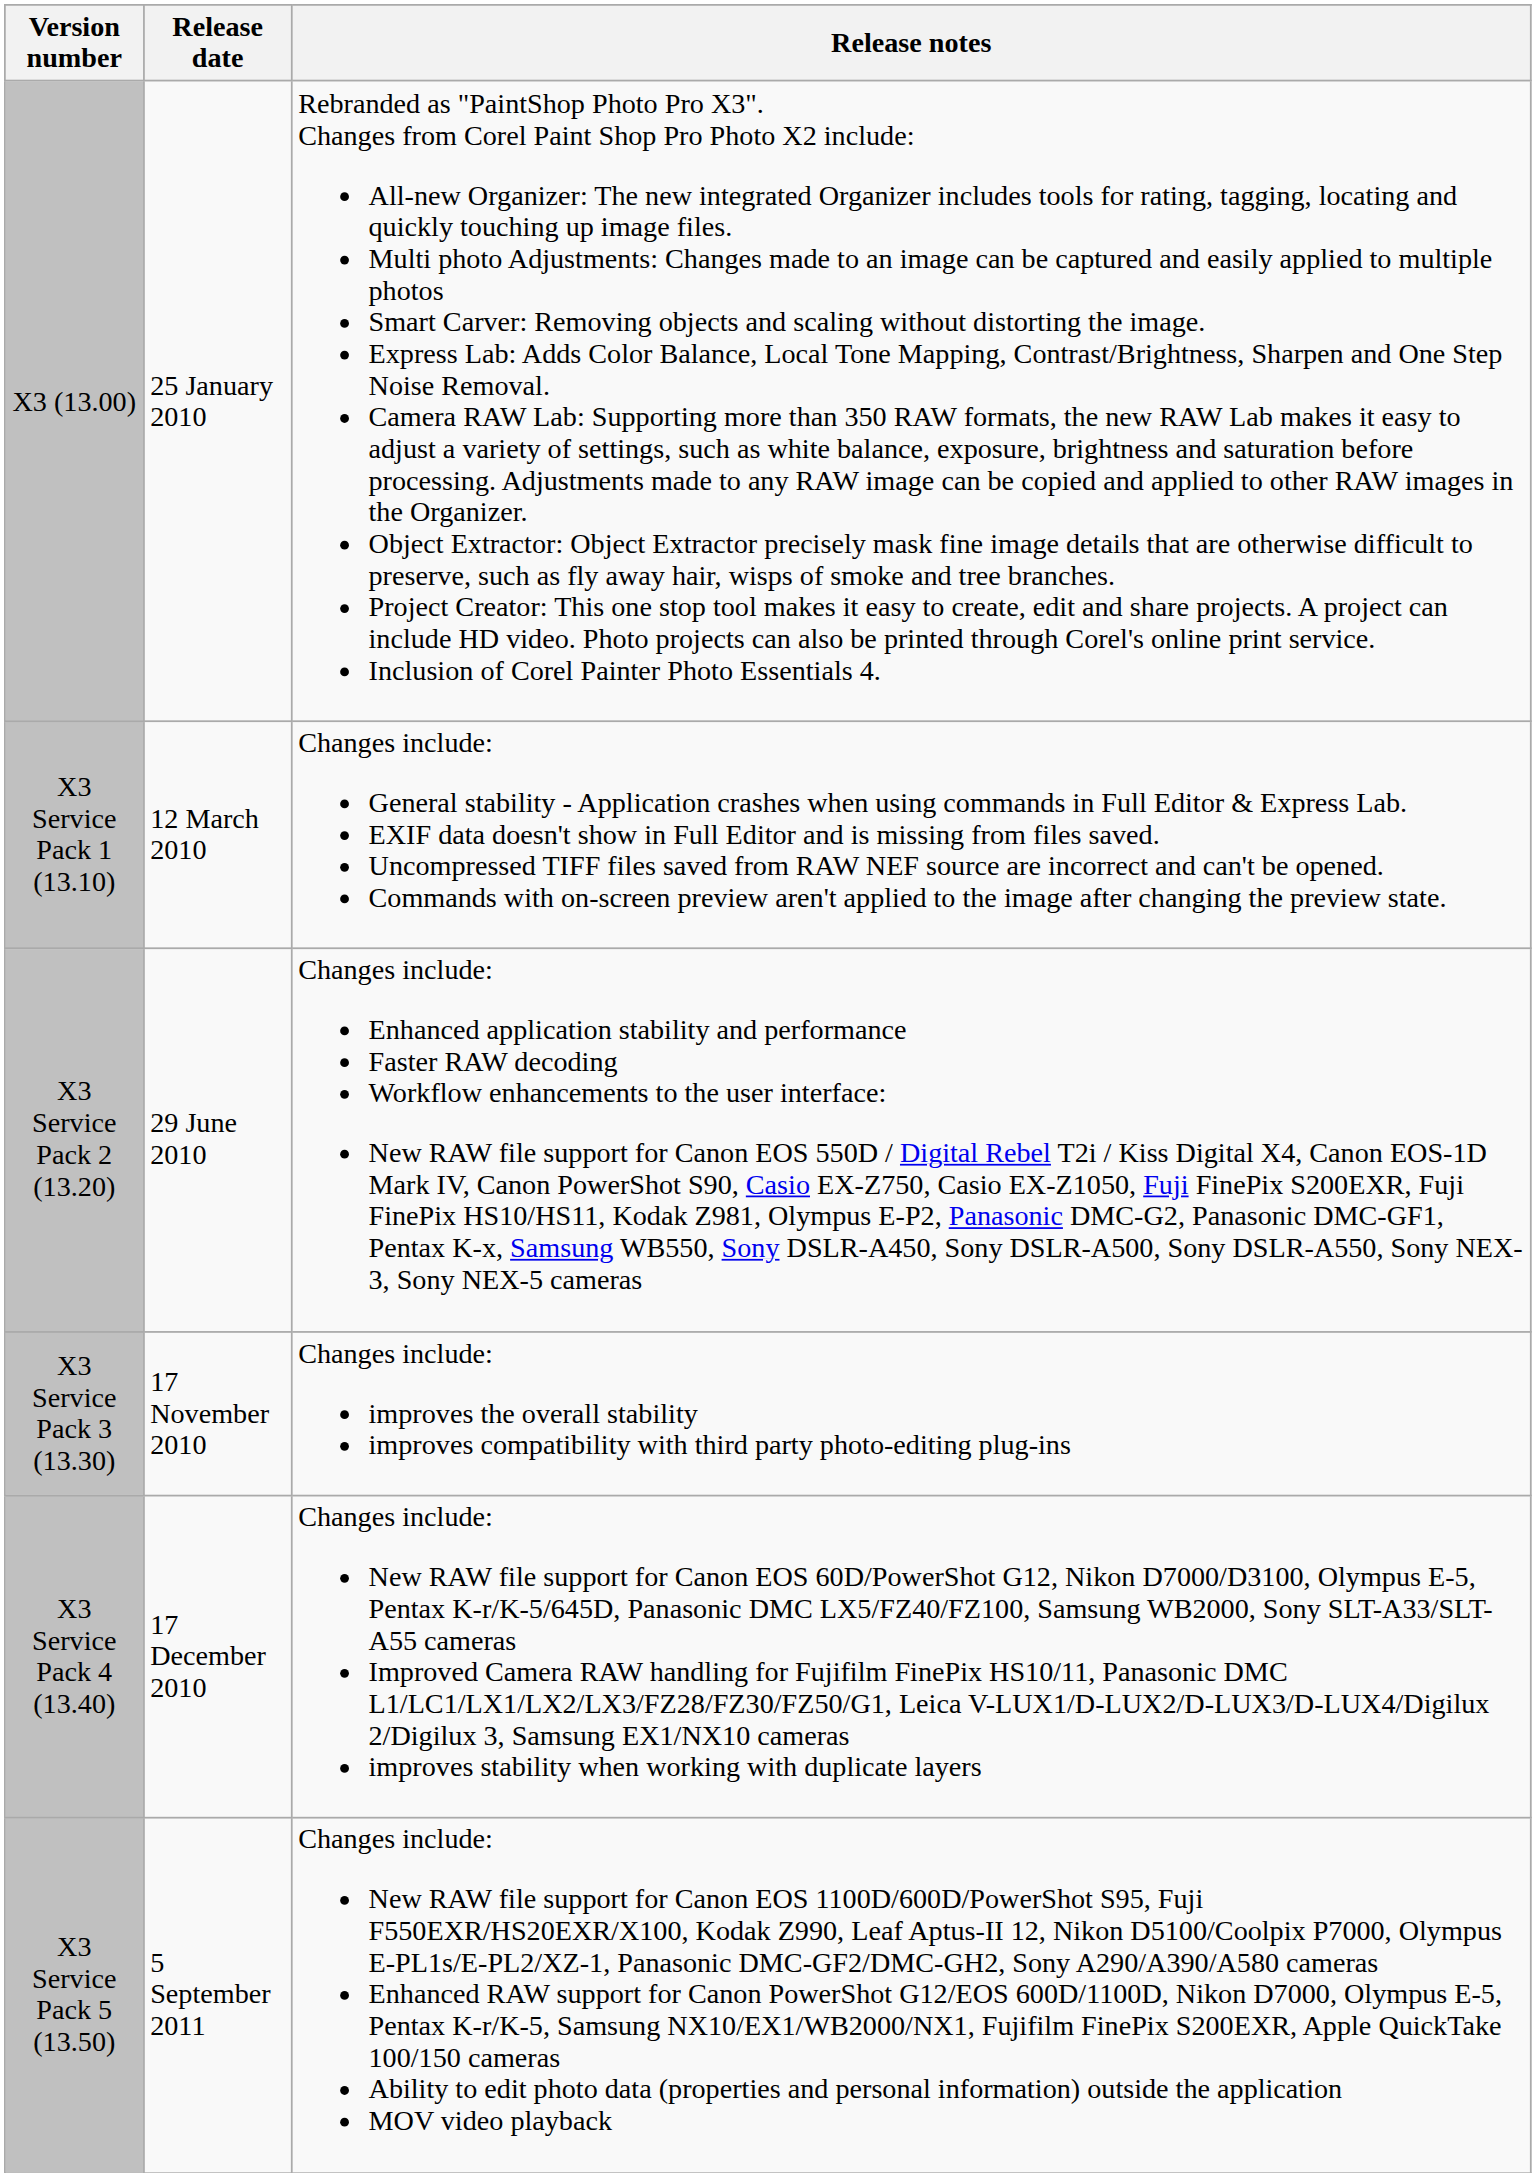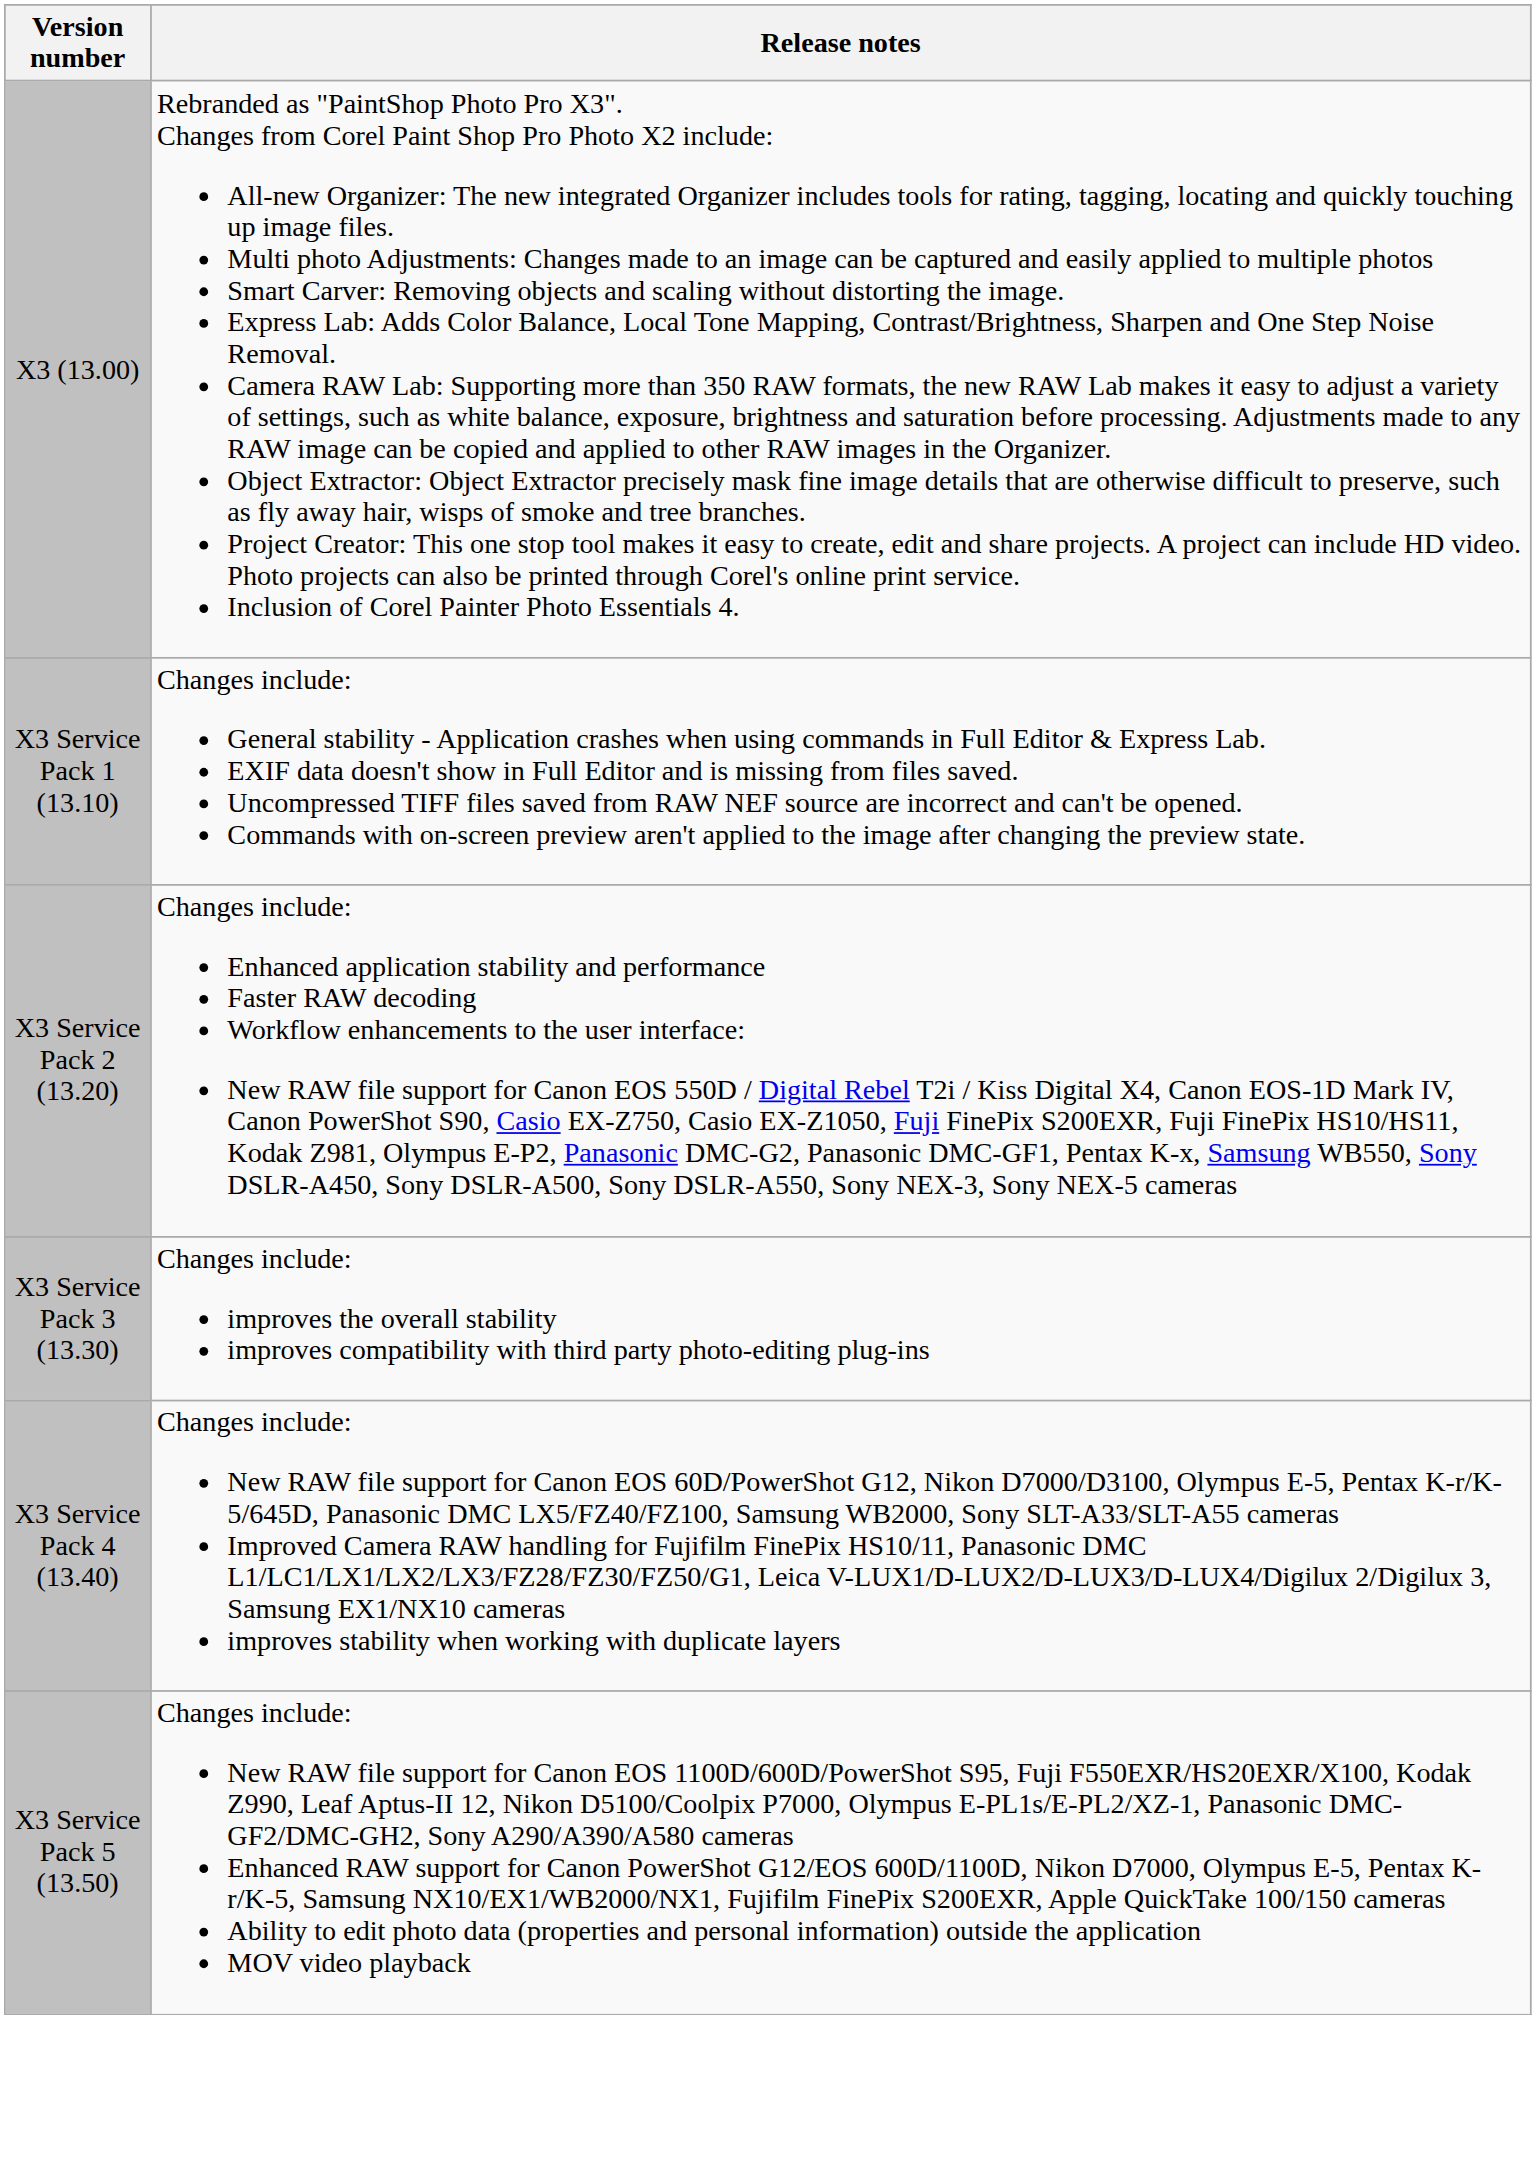- column: (218, 42)
